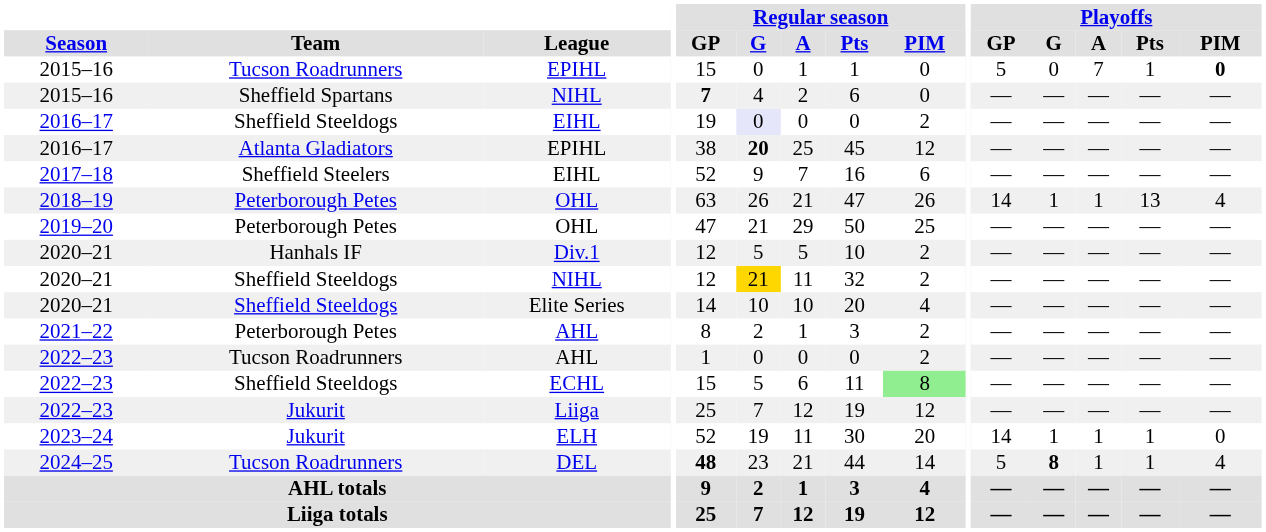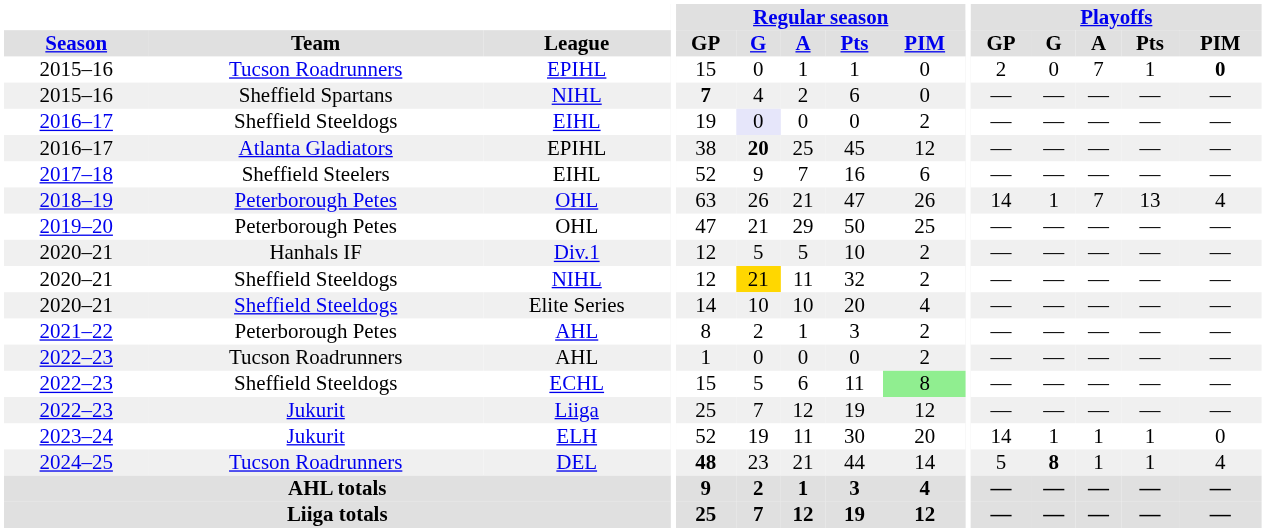(1001, 69) 5 -> (1001, 69) 2
(1098, 200) 1 -> (1098, 200) 7
